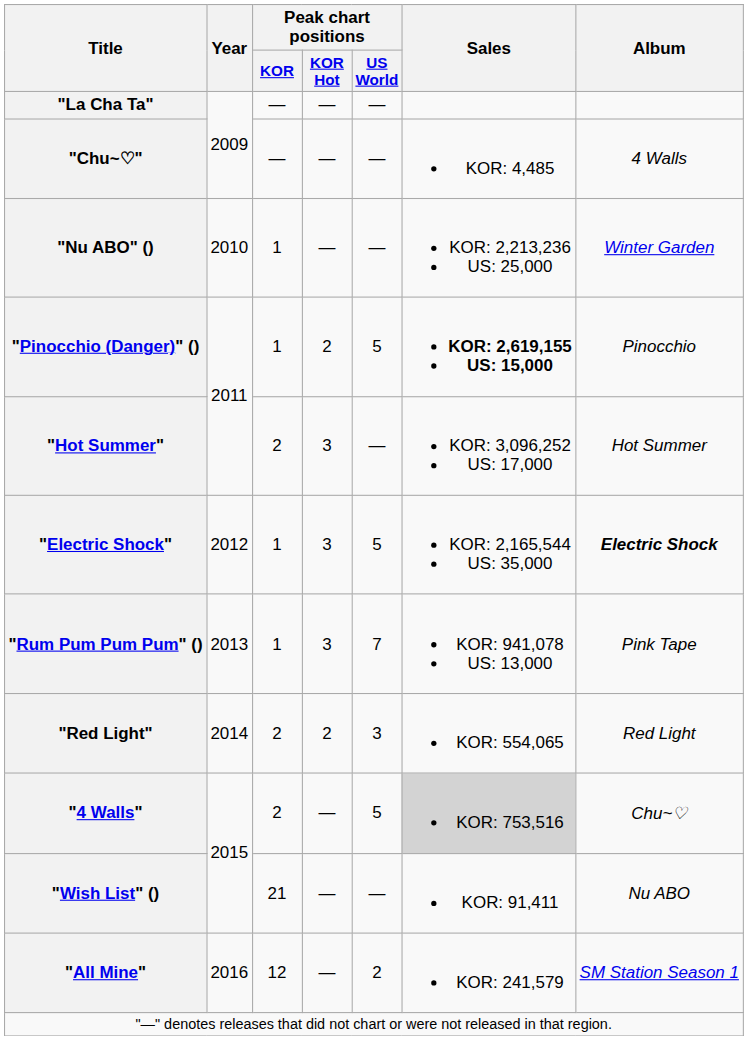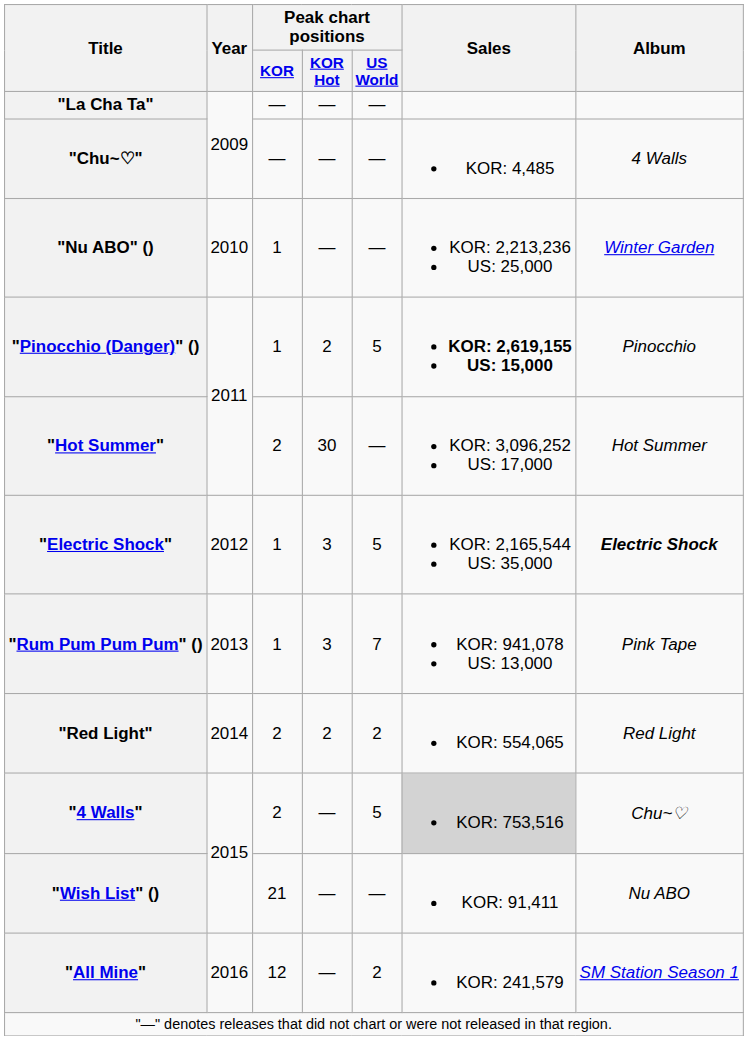(327, 445) 3 -> (327, 445) 30
(377, 733) 3 -> (377, 733) 2
